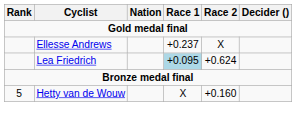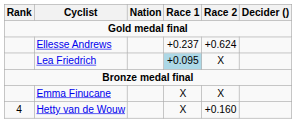(221, 45) X -> (221, 45) +0.624
(221, 61) +0.624 -> (221, 61) X
+ row: (74, 93)
(19, 93) 5 -> (19, 110) 4
